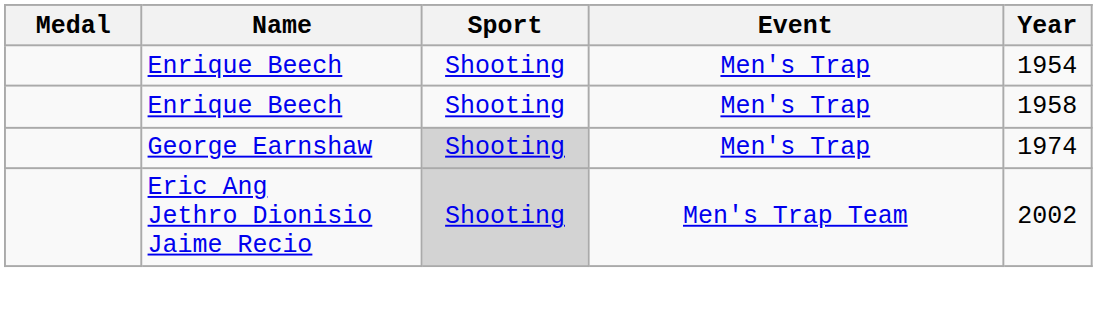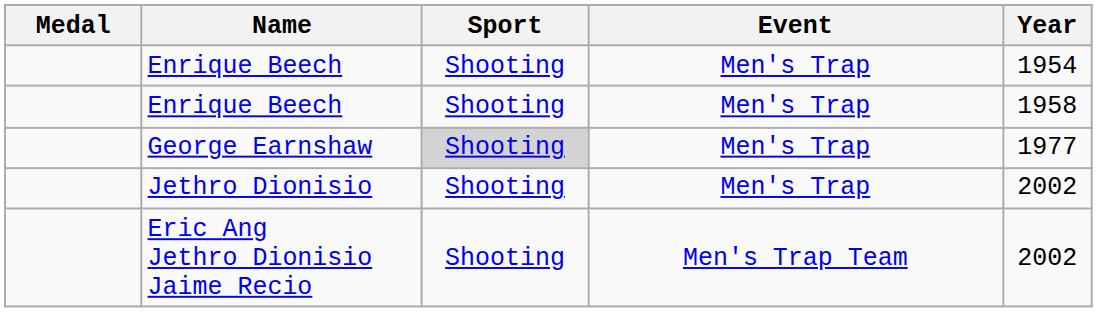(1047, 147) 1974 -> (1047, 147) 1977
+ row: (260, 188)
(505, 217) lightgrey background -> (505, 257) no background
